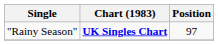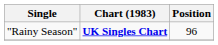(192, 31) 97 -> (192, 31) 96
